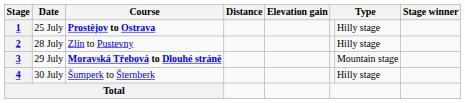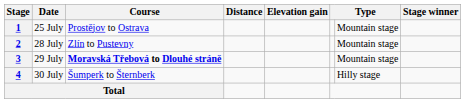(112, 28) bold -> (108, 28) normal
(359, 28) Hilly stage -> (368, 28) Mountain stage
(359, 43) Hilly stage -> (368, 43) Mountain stage
